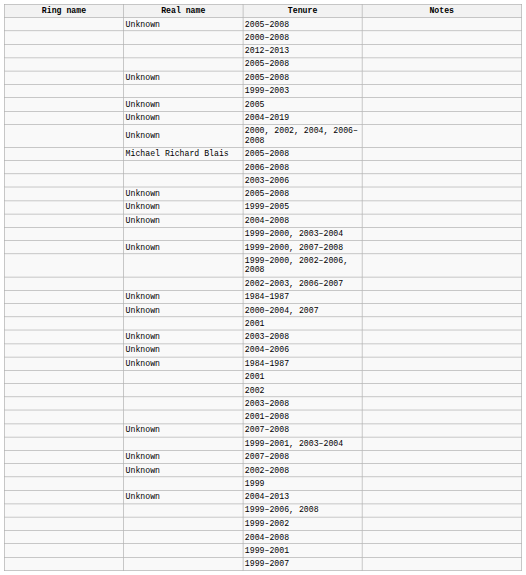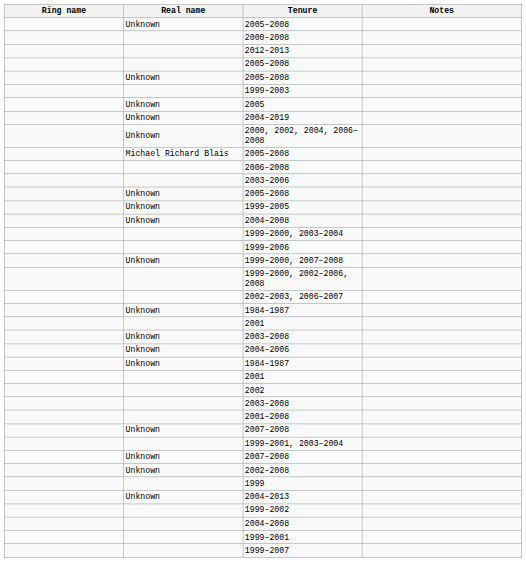+ row: (183, 247)
- row: (143, 310)
- row: (183, 510)
